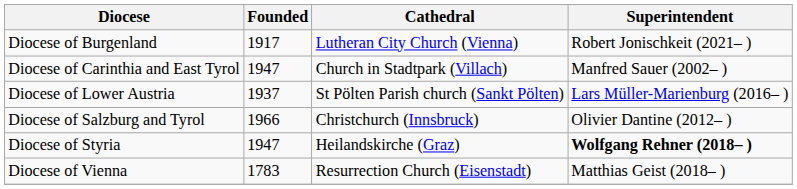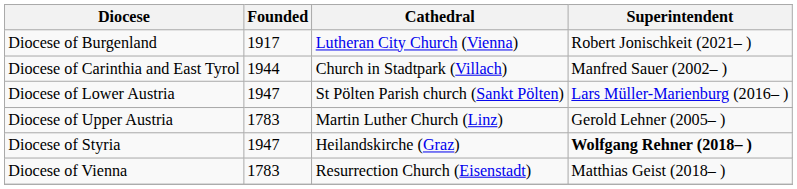(263, 68) 1947 -> (263, 68) 1944
(263, 94) 1937 -> (263, 94) 1947
+ row: (91, 119)
- row: (107, 119)
